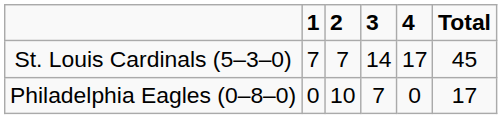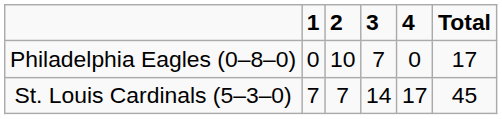rows swapped: (153, 58) <-> (153, 95)
